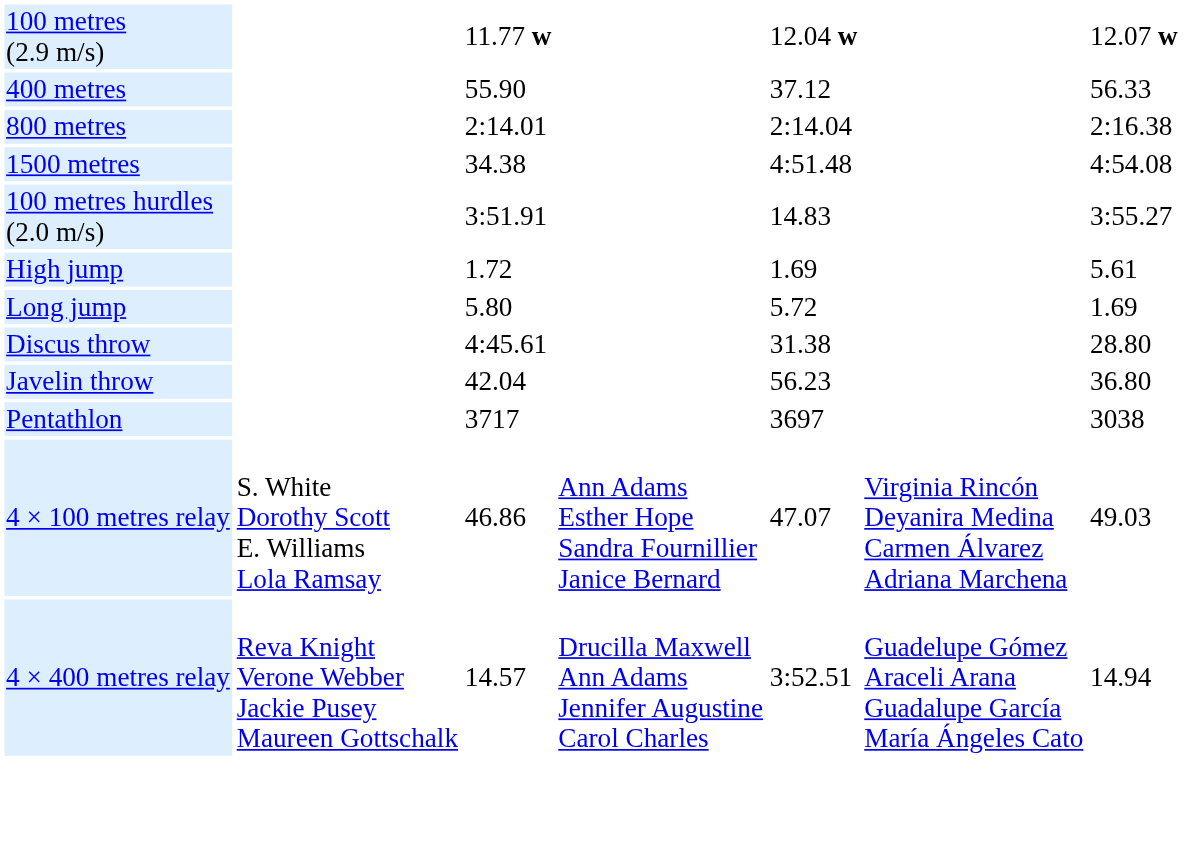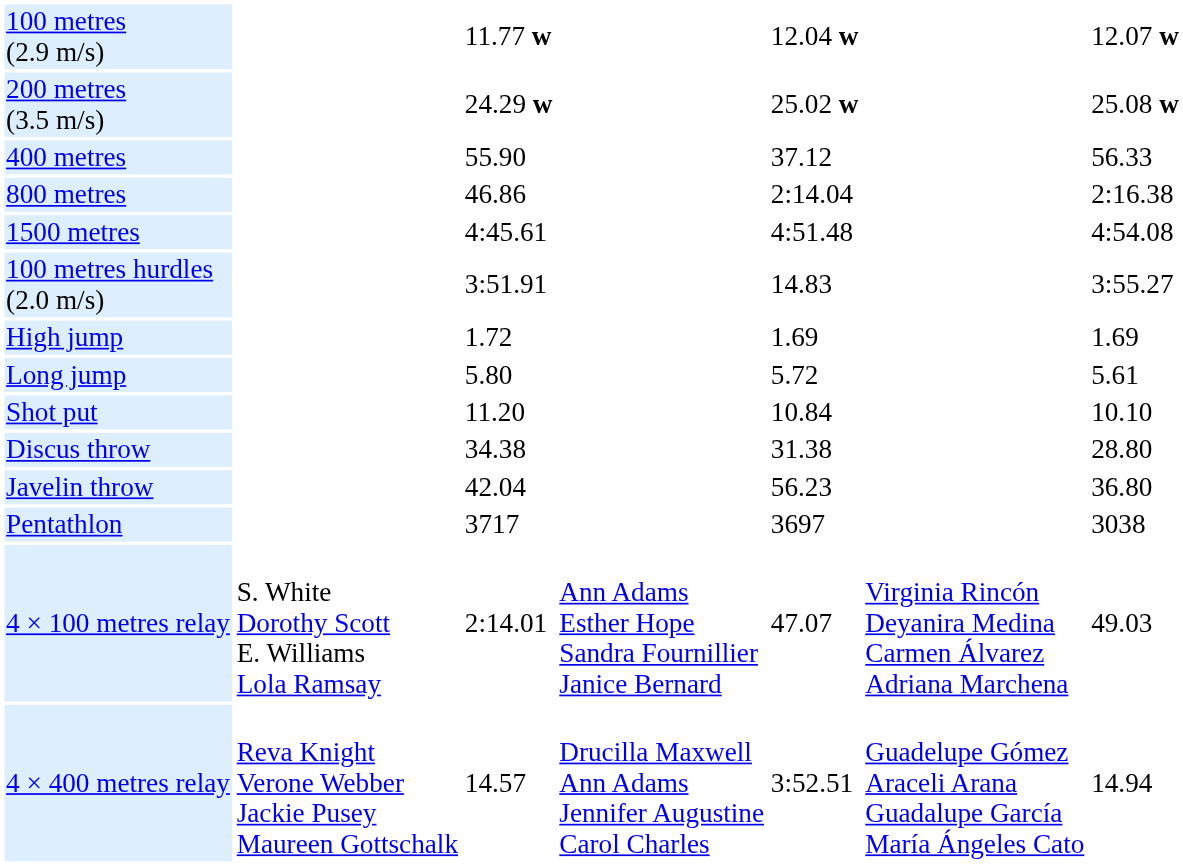+ row: (66, 104)
(506, 126) 2:14.01 -> (495, 194) 46.86
(495, 163) 34.38 -> (506, 231) 4:45.61
(1114, 269) 5.61 -> (1115, 337) 1.69
(1114, 306) 1.69 -> (1115, 374) 5.61
+ row: (52, 412)
(506, 344) 4:45.61 -> (495, 449) 34.38
(495, 517) 46.86 -> (506, 622) 2:14.01
